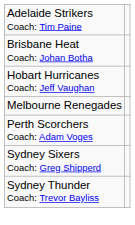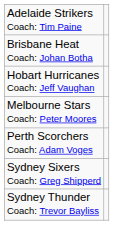- row: (64, 105)
+ row: (52, 112)
